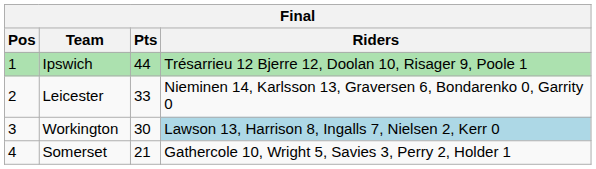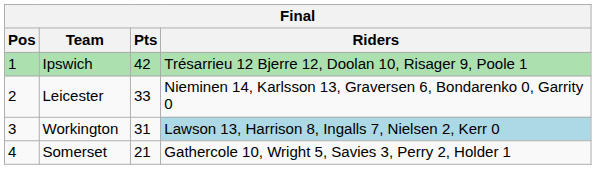(142, 64) 44 -> (142, 64) 42
(142, 128) 30 -> (142, 128) 31
